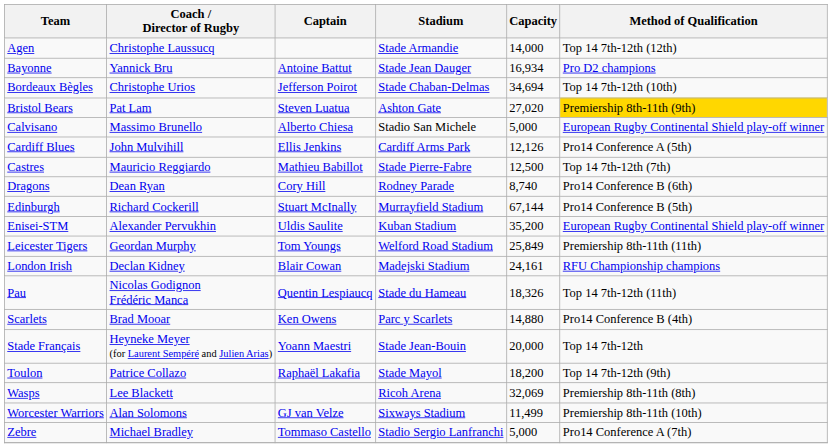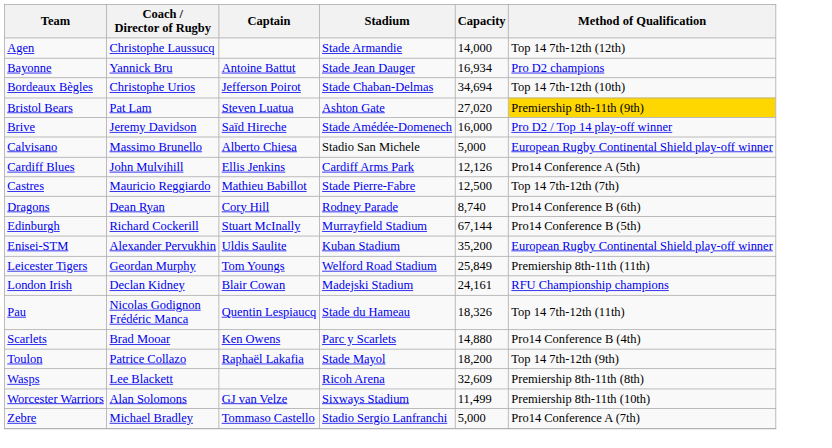+ row: (21, 127)
- row: (44, 346)
(526, 392) 32,069 -> (475, 378) 32,609
